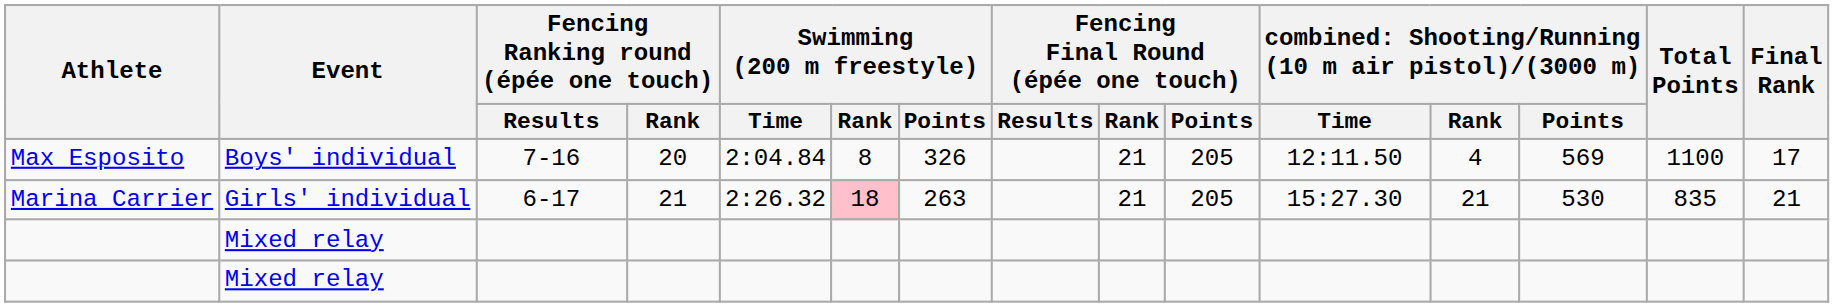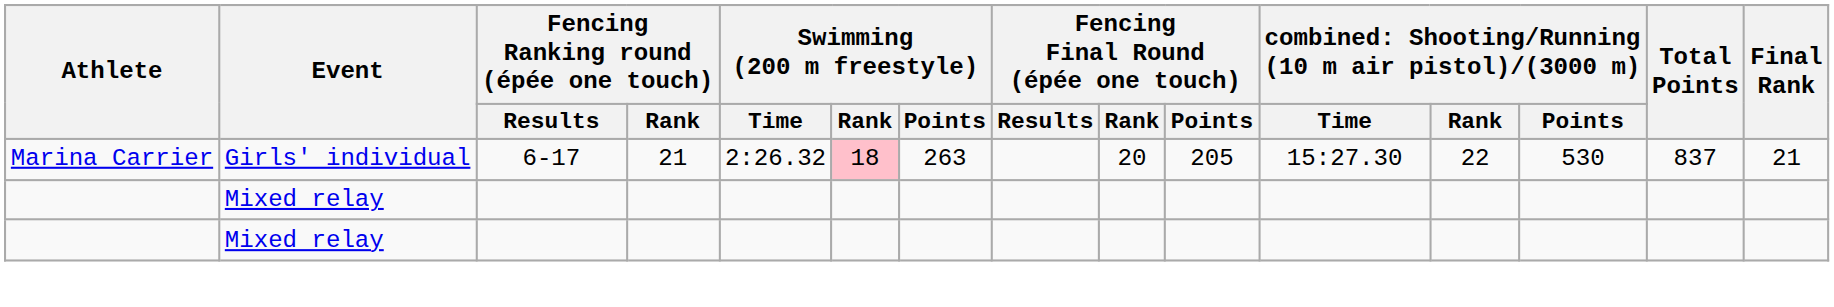- row: (98, 159)
(1132, 200) 21 -> (1132, 159) 20
(1475, 200) 21 -> (1475, 159) 22
(1695, 200) 835 -> (1695, 159) 837
